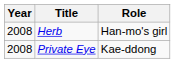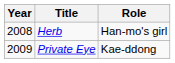(20, 49) 2008 -> (20, 49) 2009
